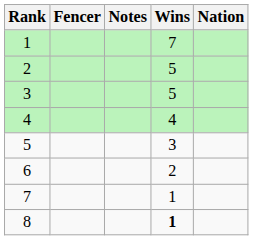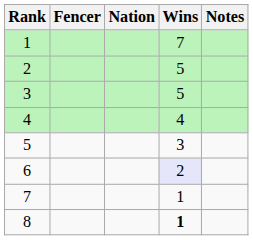columns swapped: (221, 17) <-> (128, 17)
(172, 171) no background -> (180, 171) lavender background
